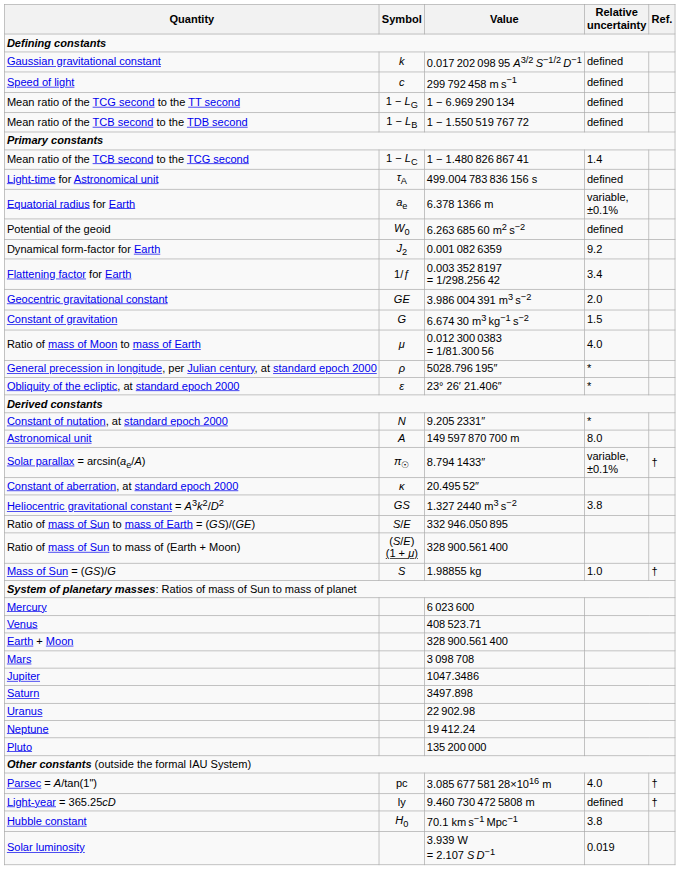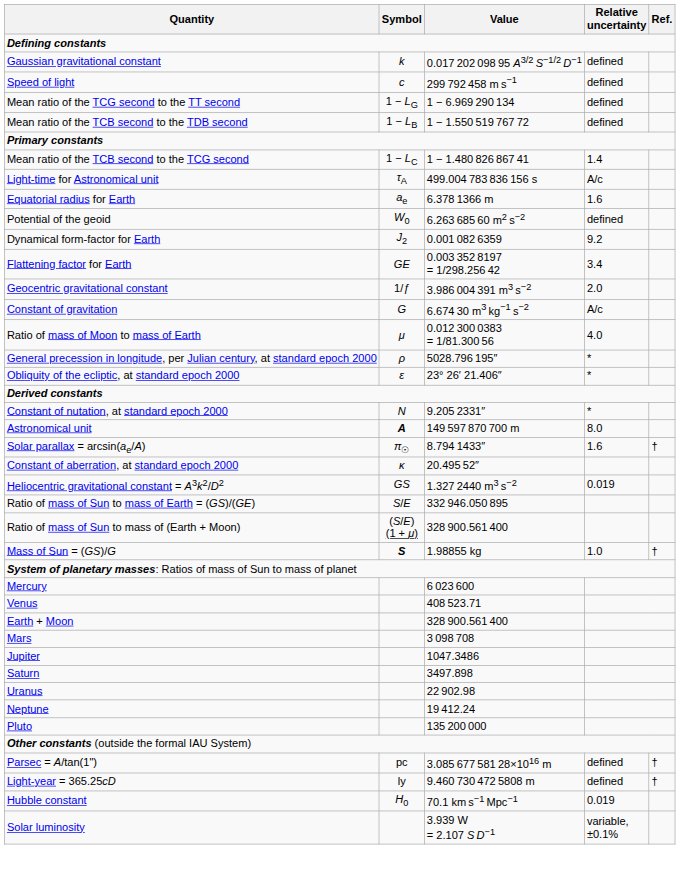(605, 179) defined -> (595, 179) A/c
(608, 204) variable, ±0.1% -> (595, 199) 1.6
(402, 274) 1/ƒ -> (402, 264) GE
(402, 299) GE -> (402, 289) 1/ƒ
(595, 320) 1.5 -> (595, 309) A/c
(402, 439) normal -> (402, 428) bold
(608, 462) variable, ±0.1% -> (595, 447) 1.6
(595, 505) 3.8 -> (601, 485) 0.019
(402, 571) normal -> (402, 551) bold
(595, 783) 4.0 -> (605, 763) defined
(595, 821) 3.8 -> (601, 801) 0.019
(601, 848) 0.019 -> (608, 827) variable, ±0.1%
